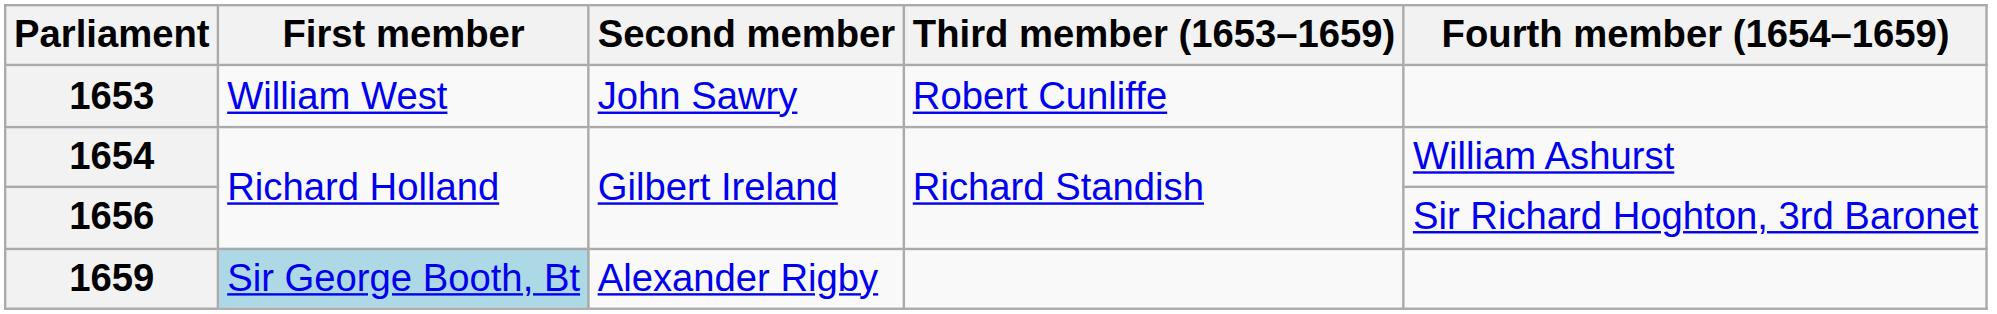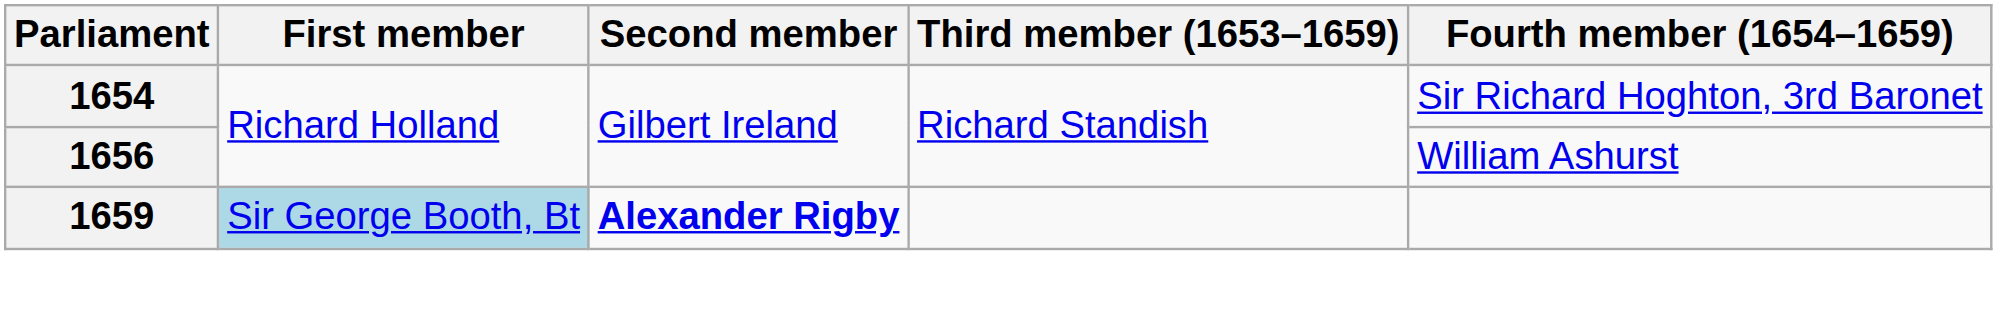- row: (112, 95)
(1544, 156) William Ashurst -> (1700, 95) Sir Richard Hoghton, 3rd Baronet
(1696, 216) Sir Richard Hoghton, 3rd Baronet -> (1548, 156) William Ashurst
(738, 277) normal -> (749, 216) bold
